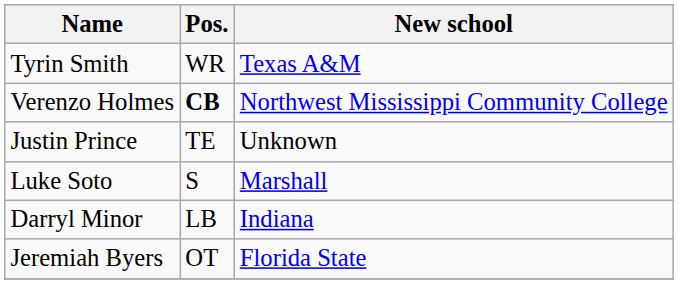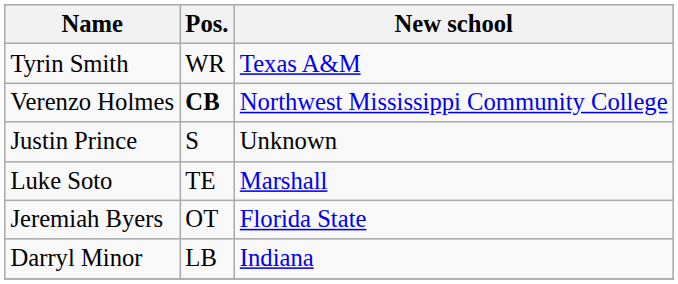(200, 141) TE -> (192, 141) S
(192, 180) S -> (200, 180) TE
rows swapped: (87, 258) <-> (76, 219)
